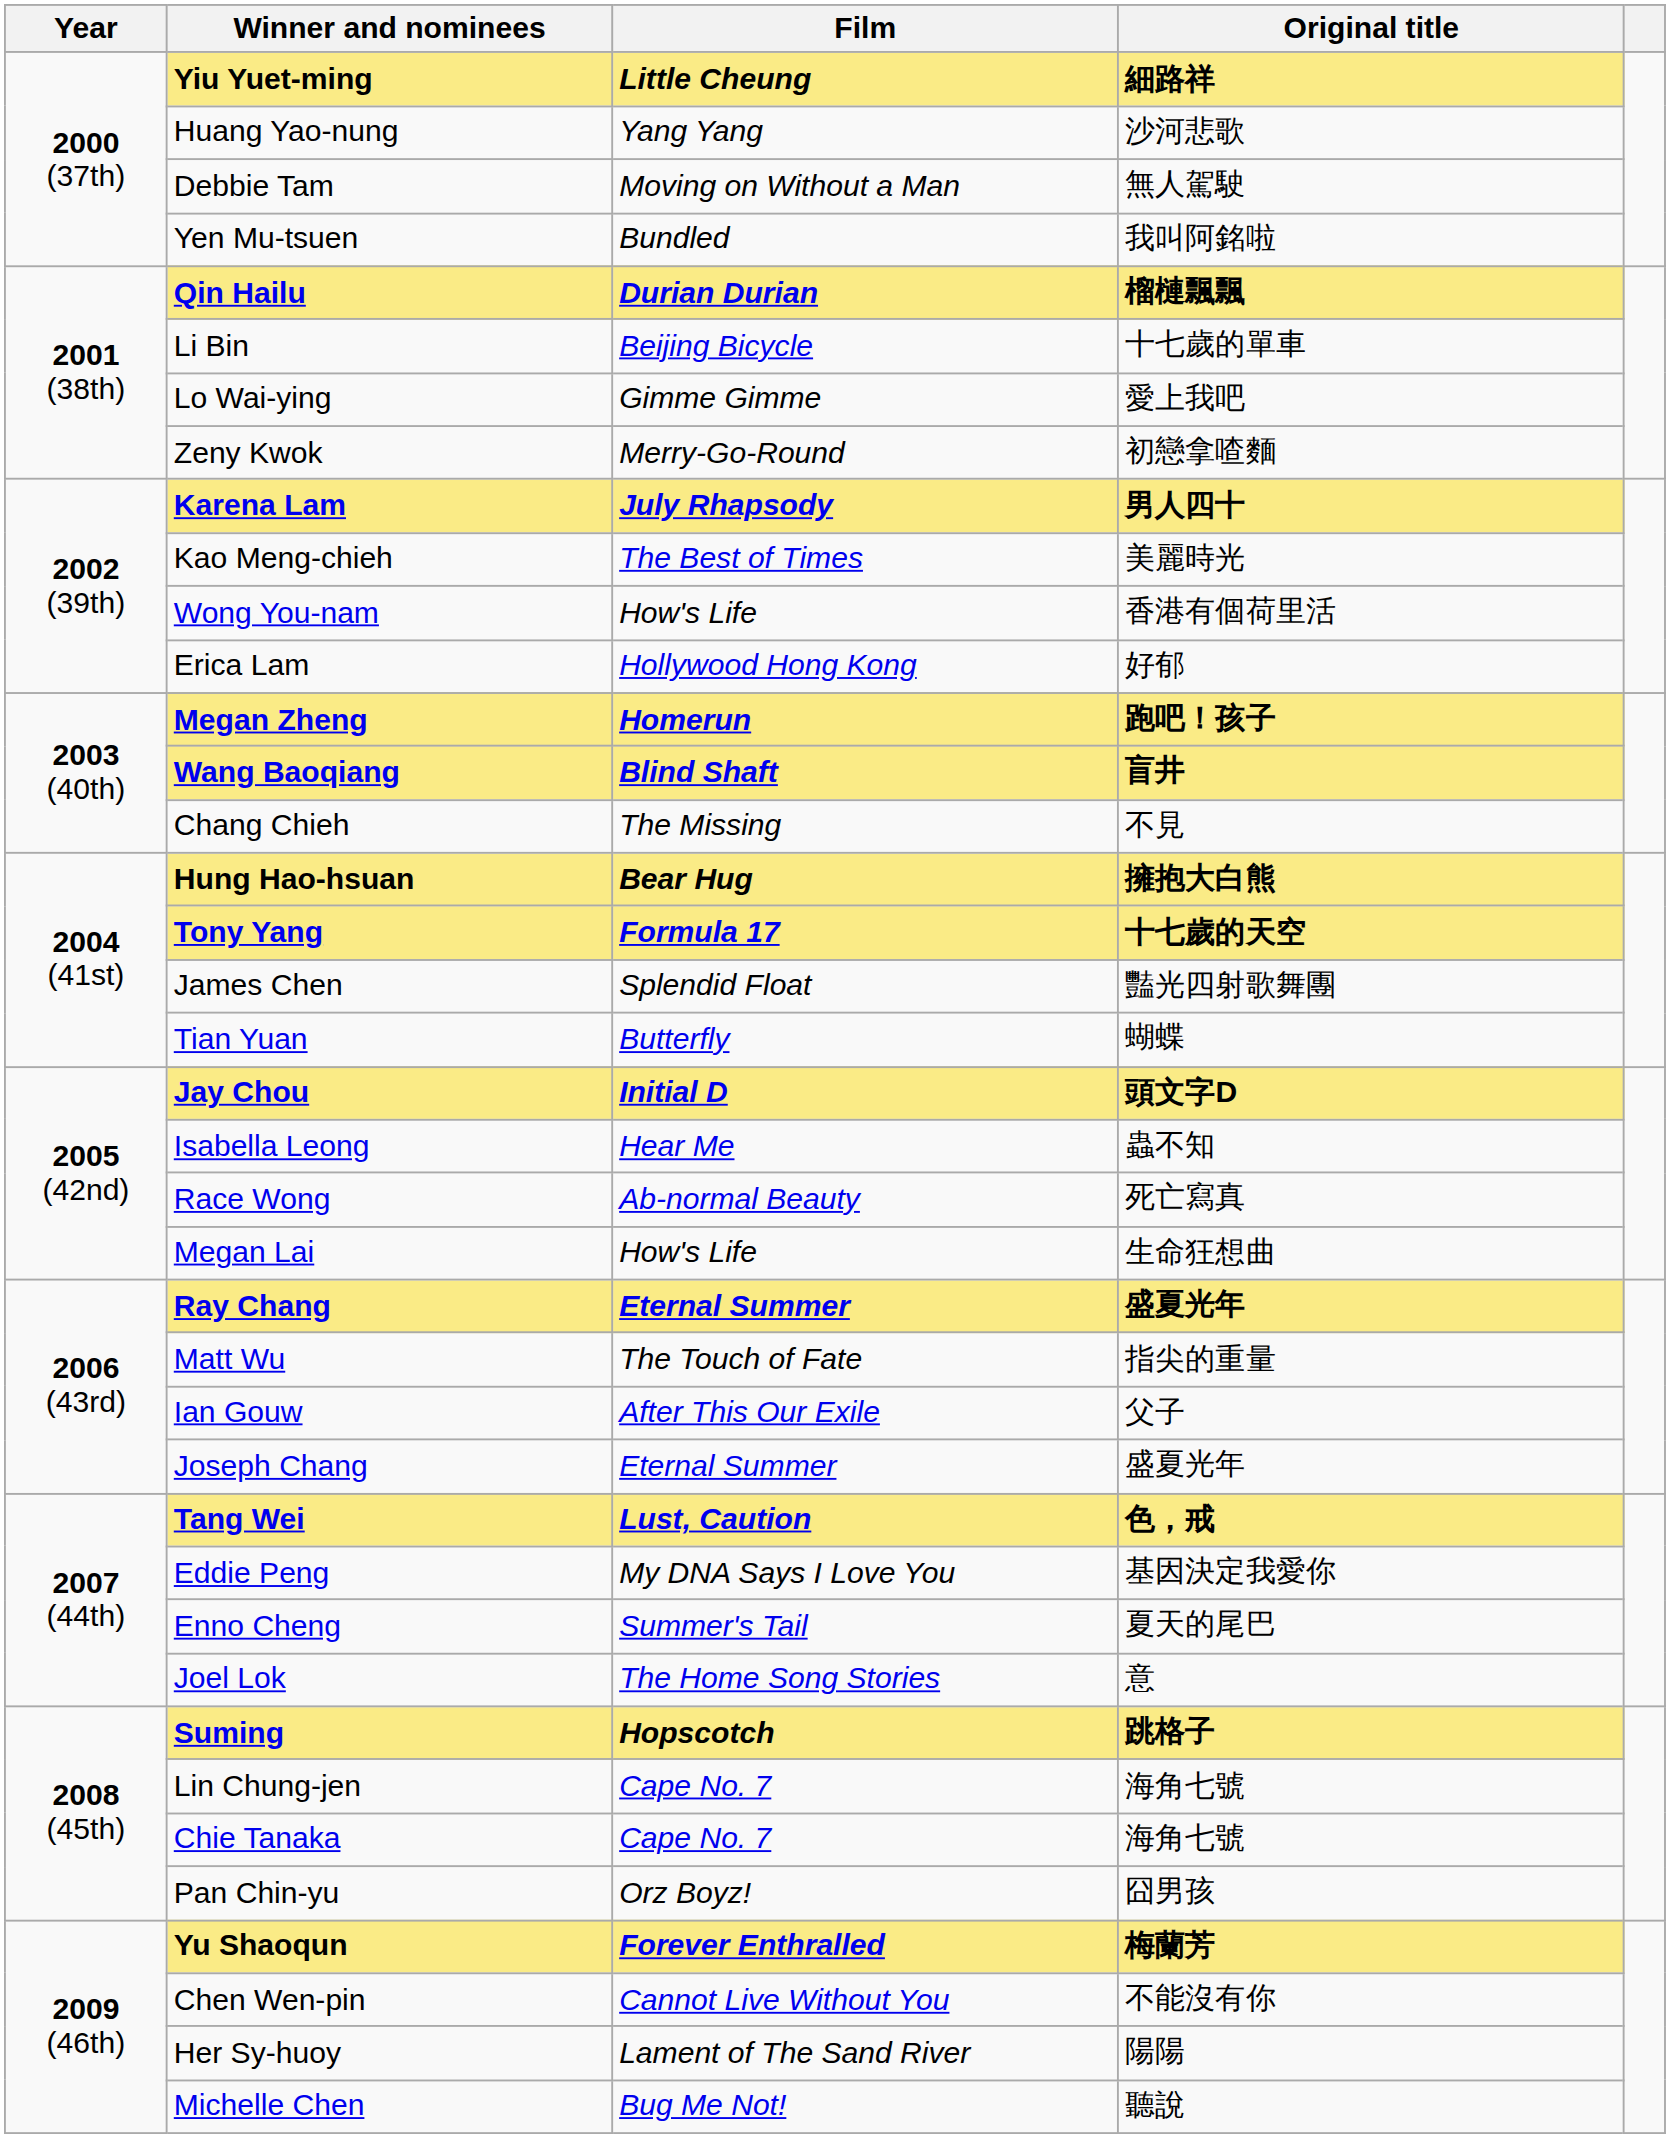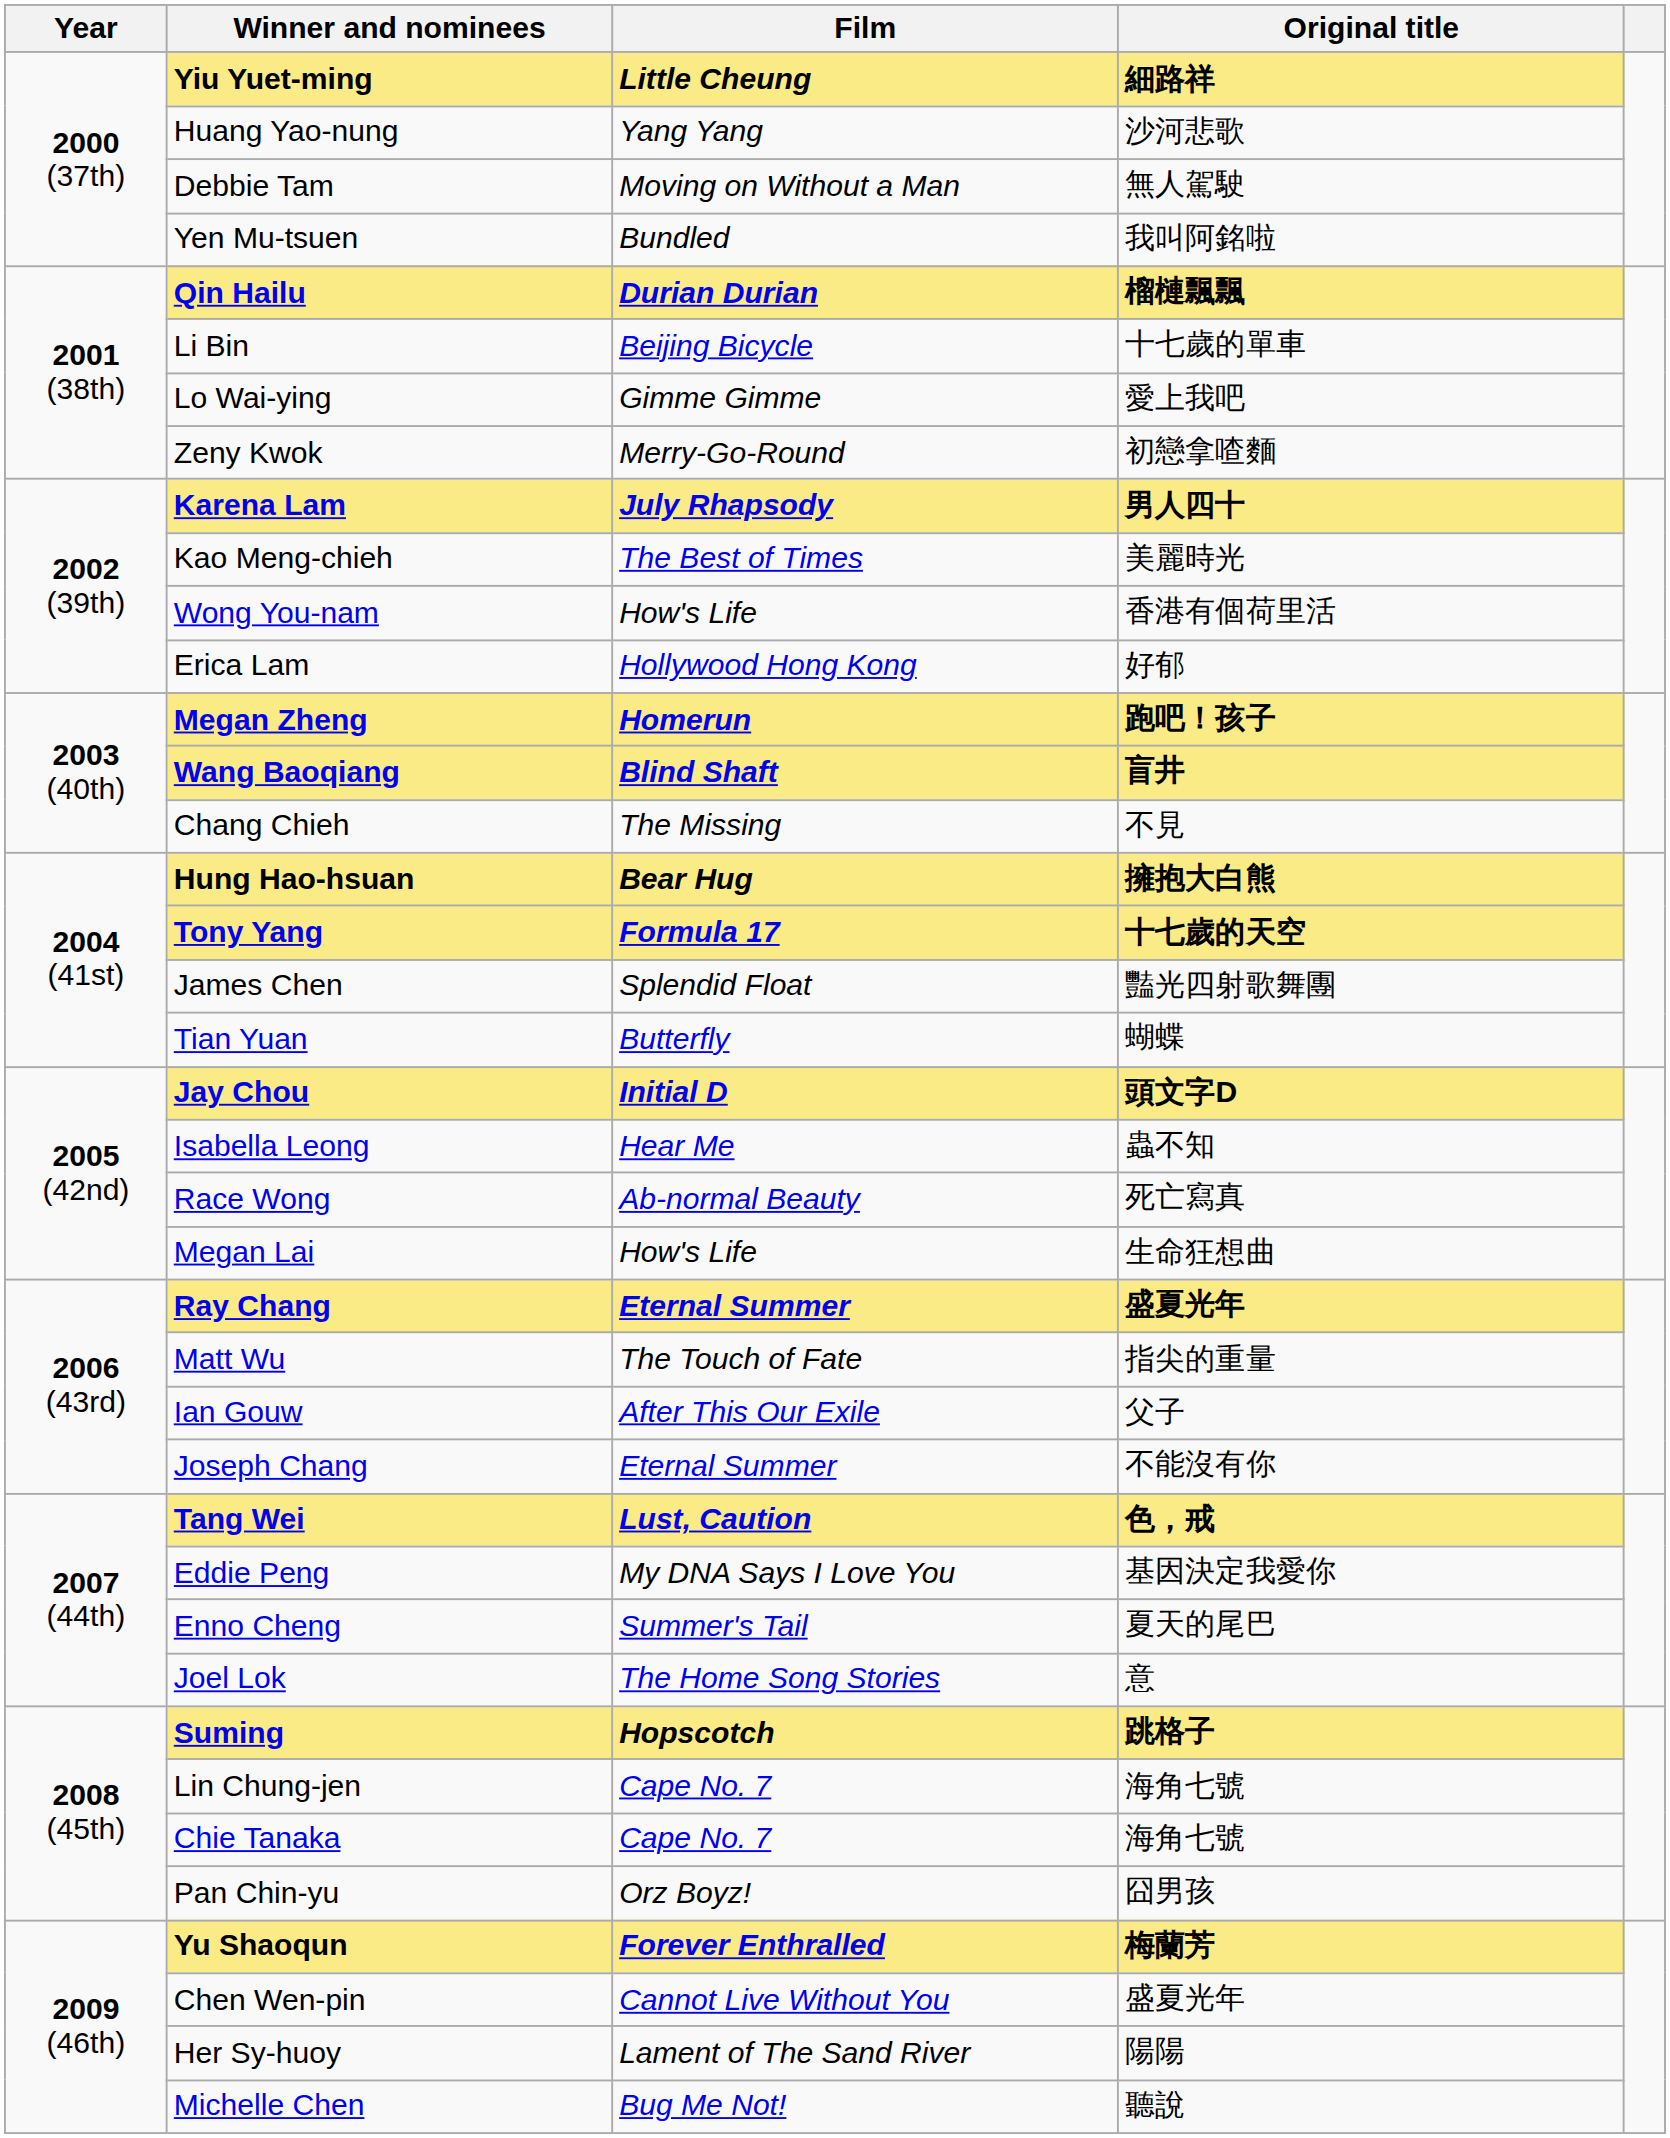(1185, 1464) 盛夏光年 -> (1200, 1464) 不能沒有你
(1200, 1998) 不能沒有你 -> (1185, 1998) 盛夏光年
